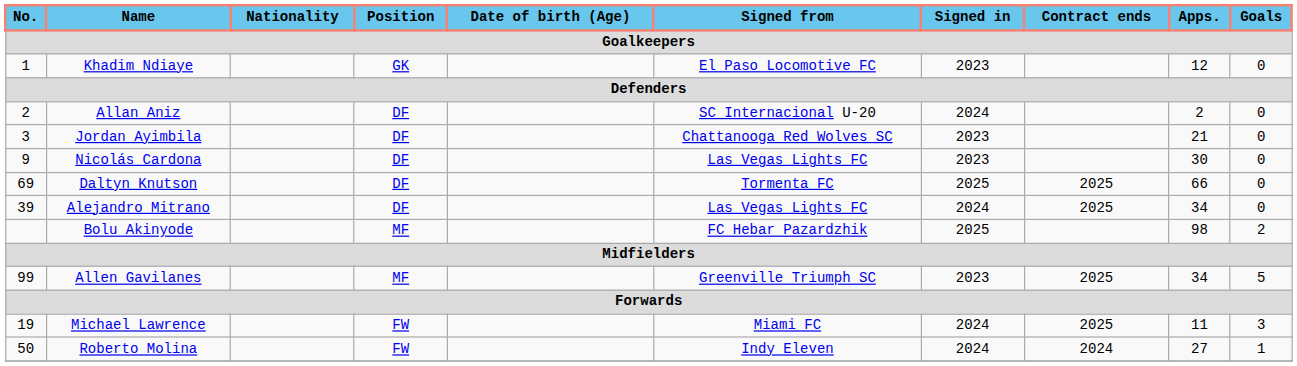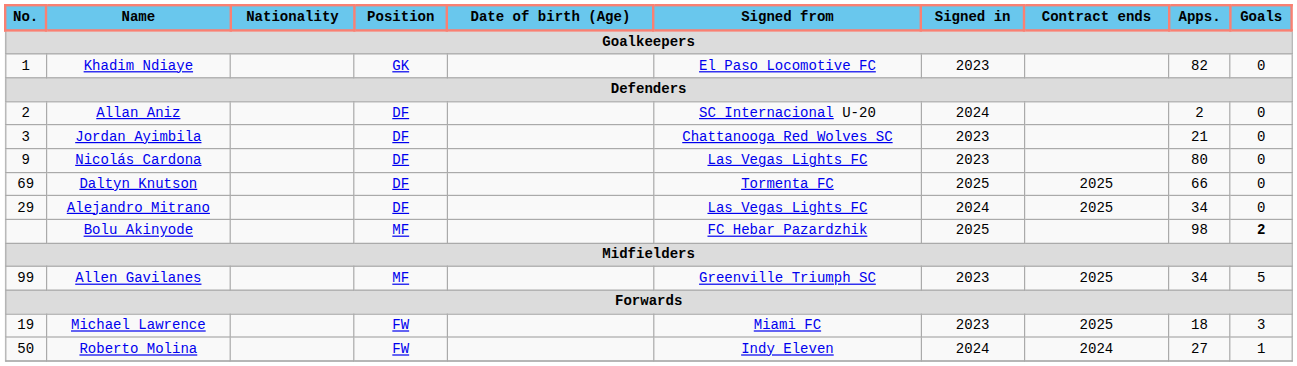(1200, 66) 12 -> (1200, 66) 82
(1200, 160) 30 -> (1200, 160) 80
(26, 207) 39 -> (26, 207) 29
(1261, 231) normal -> (1261, 231) bold
(973, 325) 2024 -> (973, 325) 2023
(1200, 325) 11 -> (1200, 325) 18
